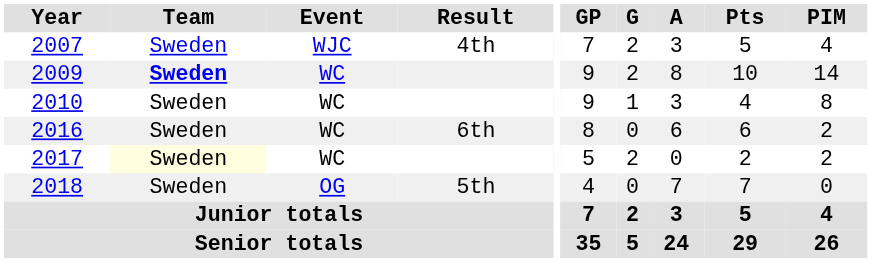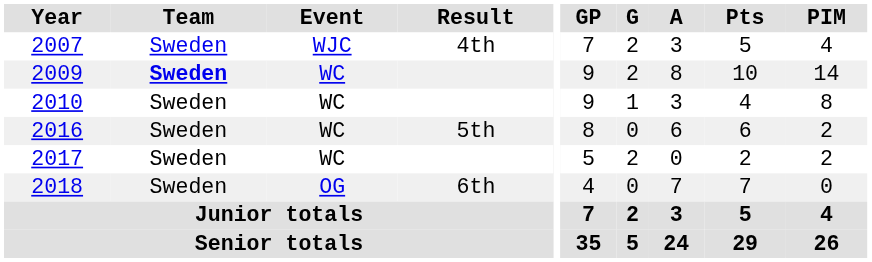(476, 131) 6th -> (476, 131) 5th
(188, 159) lightyellow background -> (188, 159) no background
(476, 187) 5th -> (476, 187) 6th
